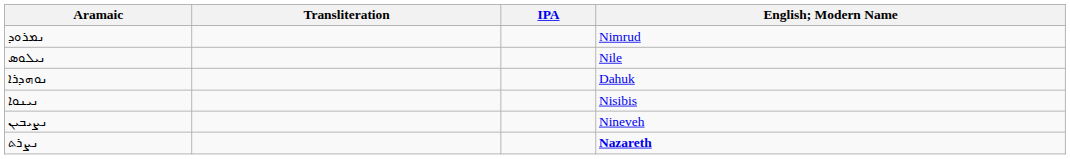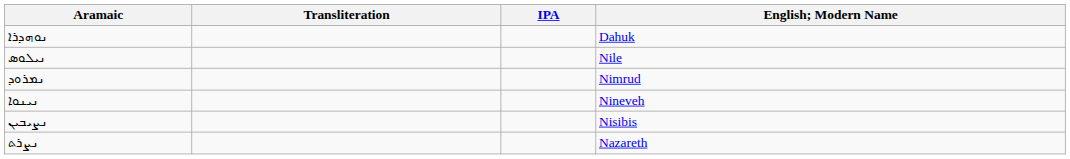rows swapped: (28, 79) <-> (26, 36)
(618, 100) Nisibis -> (622, 100) Nineveh
(622, 121) Nineveh -> (618, 121) Nisibis
(625, 143) bold -> (623, 143) normal
